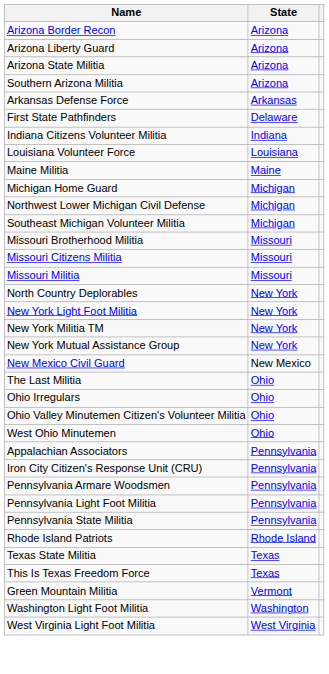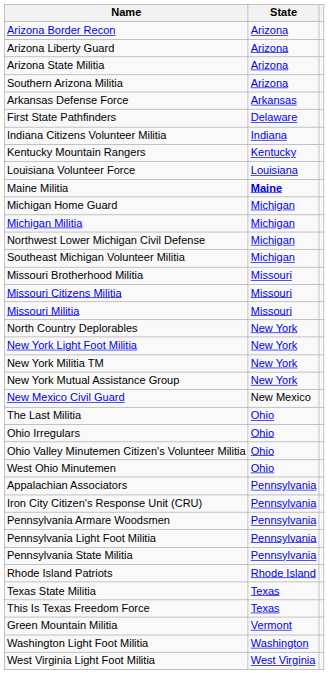+ row: (76, 153)
(266, 170) normal -> (266, 188) bold
+ row: (45, 223)
